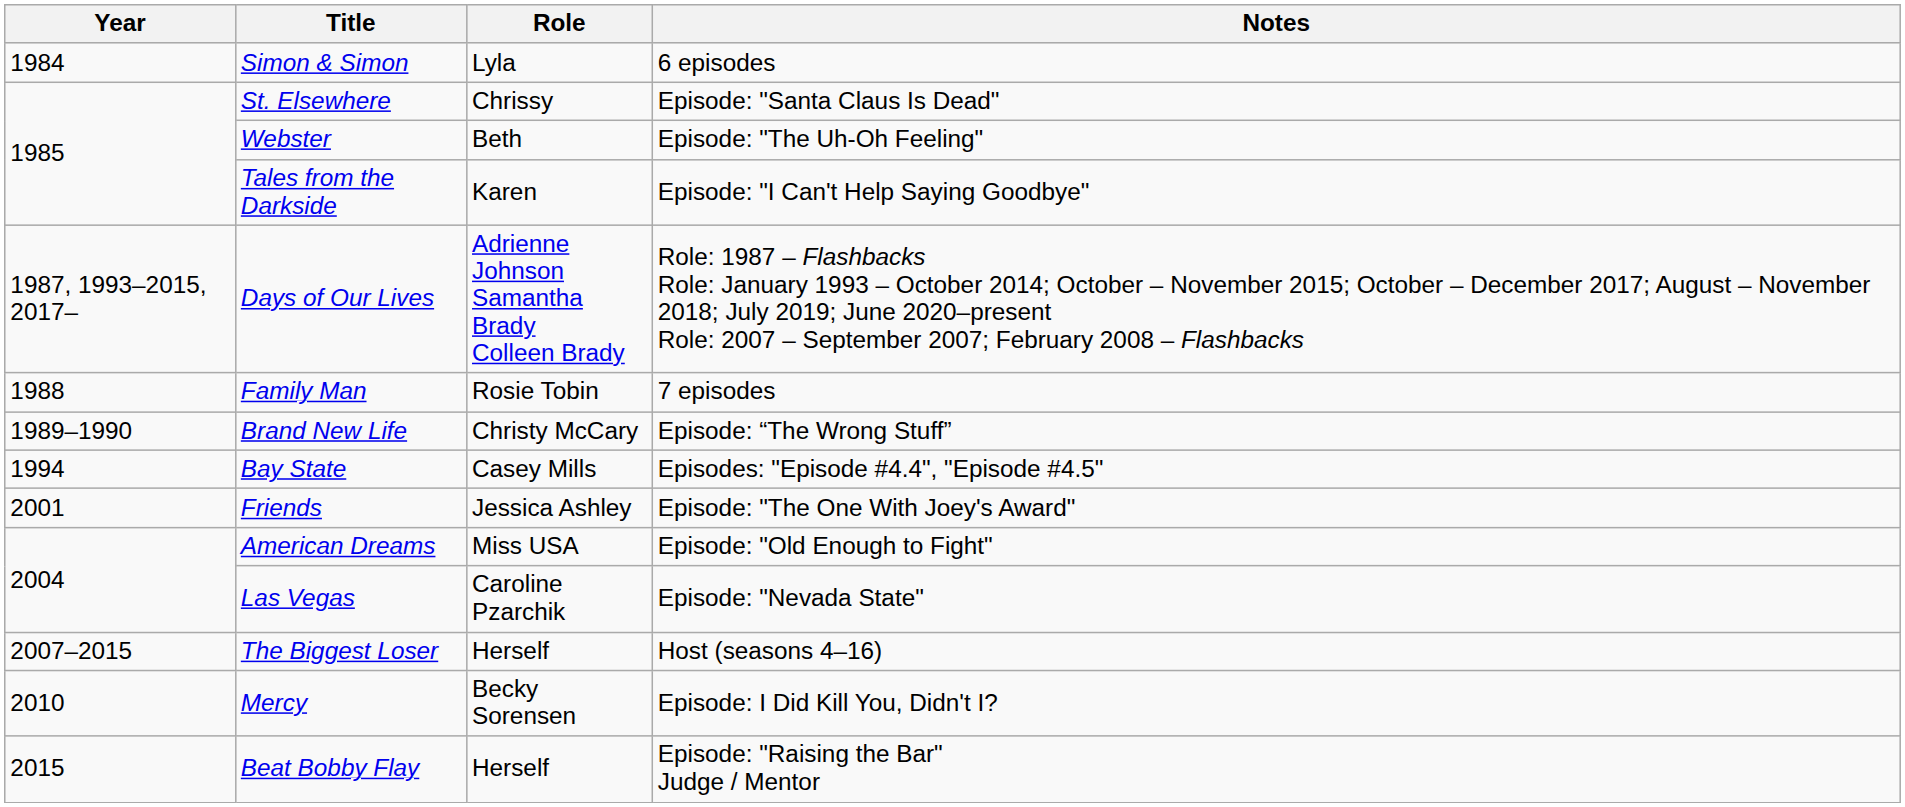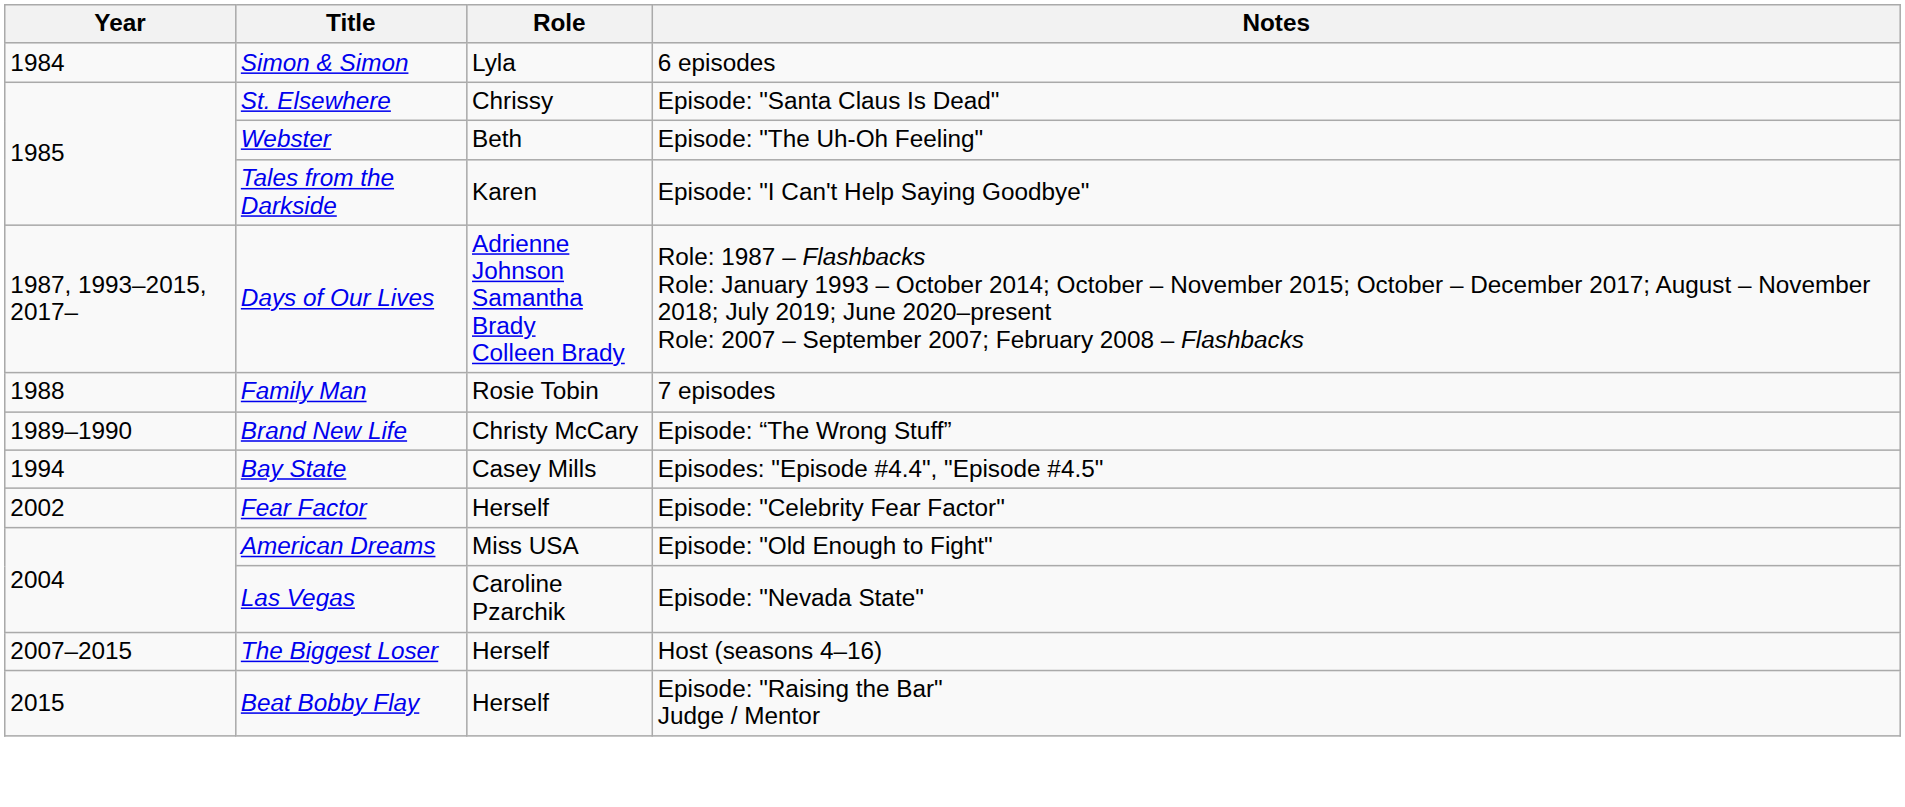- row: (281, 507)
+ row: (304, 507)
- row: (274, 703)
